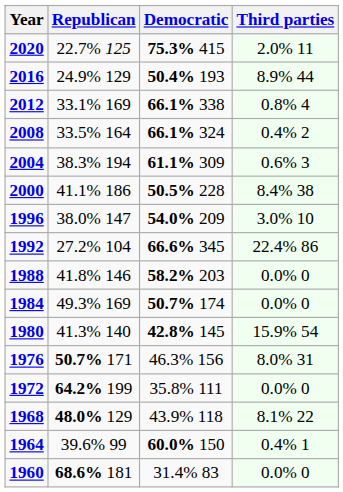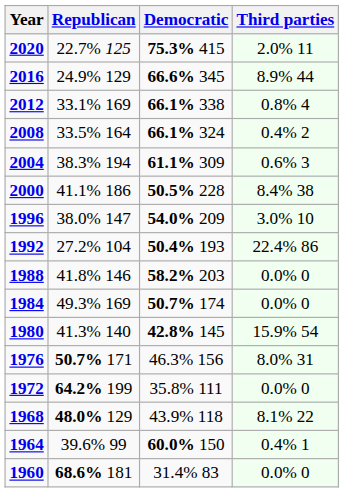(186, 76) 50.4% 193 -> (186, 76) 66.6% 345
(186, 246) 66.6% 345 -> (186, 246) 50.4% 193
